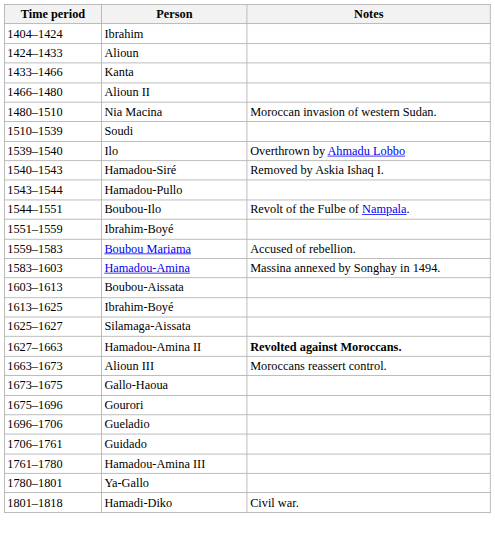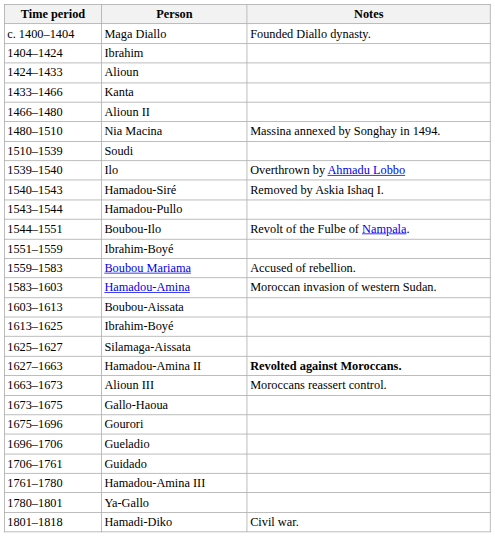+ row: (41, 33)
(343, 111) Moroccan invasion of western Sudan. -> (345, 131) Massina annexed by Songhay in 1494.
(345, 268) Massina annexed by Songhay in 1494. -> (343, 287) Moroccan invasion of western Sudan.
